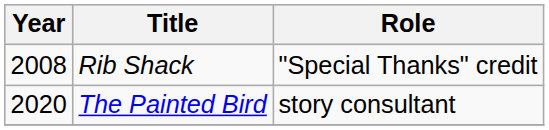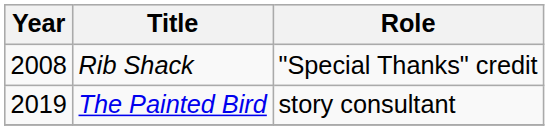(39, 104) 2020 -> (39, 104) 2019
